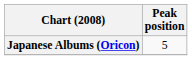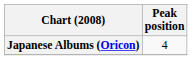(165, 45) 5 -> (165, 45) 4
